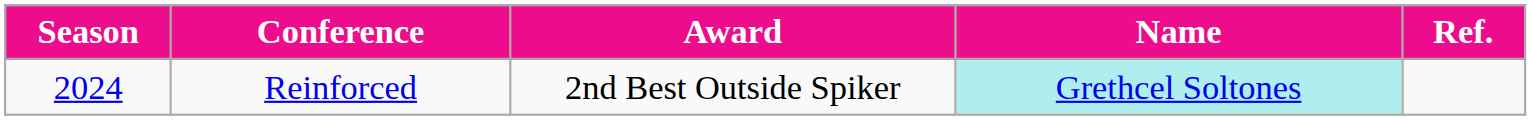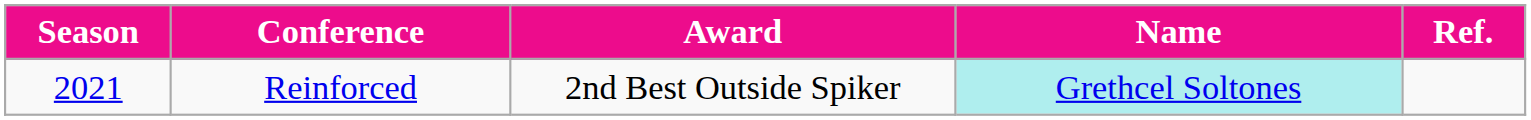(88, 86) 2024 -> (88, 86) 2021
